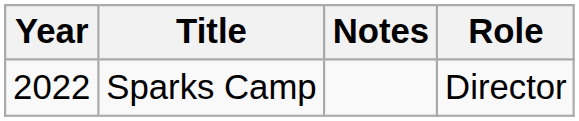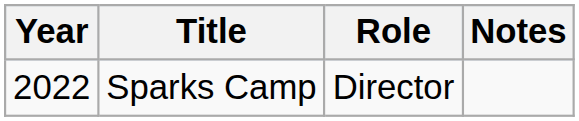columns swapped: (506, 32) <-> (381, 32)
